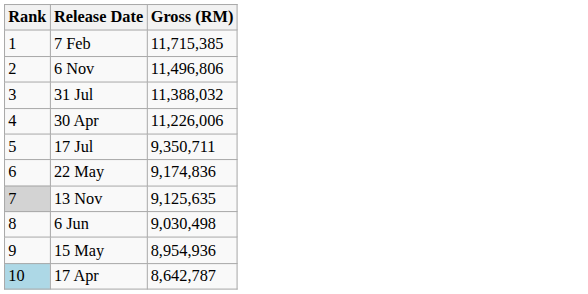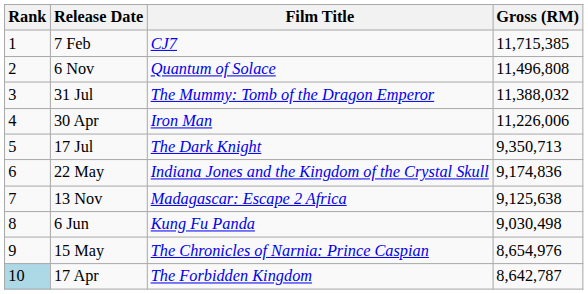+ column: (320, 17)
(187, 69) 11,496,806 -> (533, 69) 11,496,808
(183, 146) 9,350,711 -> (529, 146) 9,350,713
(12, 198) lightgrey background -> (12, 198) no background
(183, 198) 9,125,635 -> (529, 198) 9,125,638
(183, 250) 8,954,936 -> (529, 250) 8,654,976
